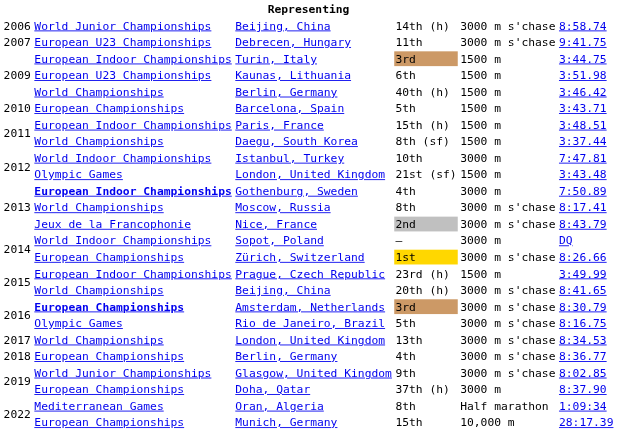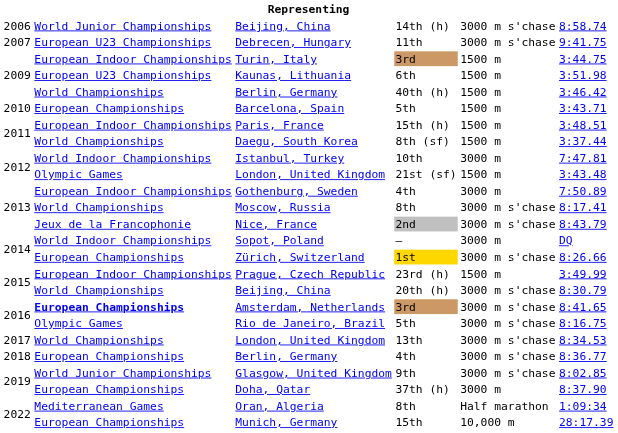(133, 191) bold -> (133, 191) normal
(583, 290) 8:41.65 -> (583, 290) 8:30.79
(583, 307) 8:30.79 -> (583, 307) 8:41.65
